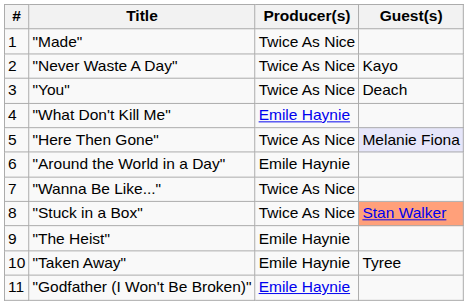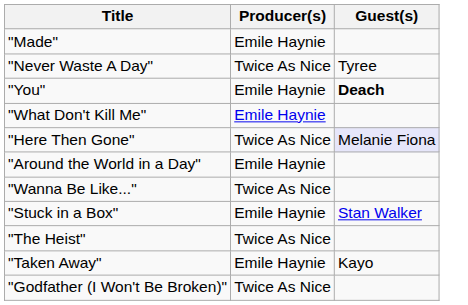- column: (17, 16)
(307, 41) Twice As Nice -> (280, 41) Emile Haynie
(380, 66) Kayo -> (357, 66) Tyree
(307, 90) Twice As Nice -> (280, 90) Emile Haynie
(385, 90) normal -> (361, 90) bold
(307, 213) Twice As Nice -> (280, 213) Emile Haynie
(404, 213) lightsalmon background -> (380, 213) no background
(304, 238) Emile Haynie -> (283, 238) Twice As Nice
(382, 262) Tyree -> (356, 262) Kayo
(304, 287) Emile Haynie -> (283, 287) Twice As Nice
